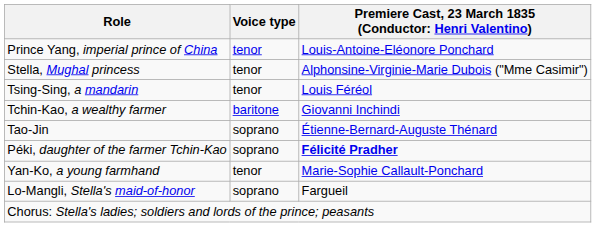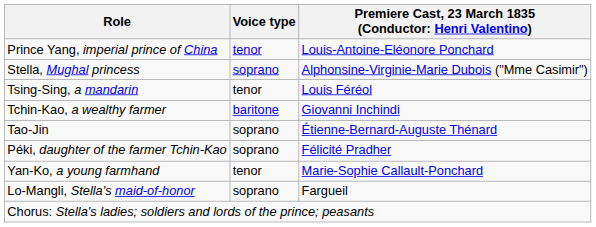(247, 69) tenor -> (256, 69) soprano
(350, 150) bold -> (346, 150) normal
